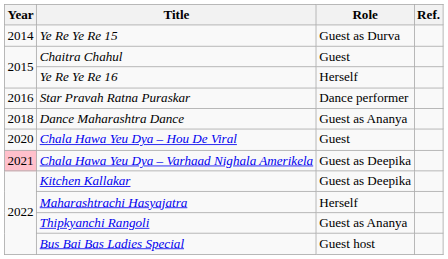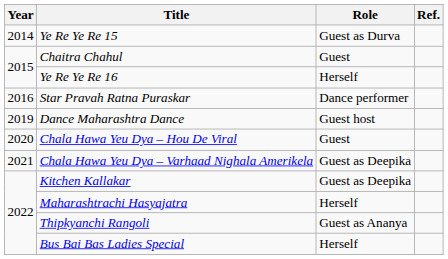(21, 118) 2018 -> (21, 118) 2019
(363, 118) Guest as Ananya -> (347, 118) Guest host
(21, 160) pink background -> (21, 160) no background
(347, 243) Guest host -> (339, 243) Herself
